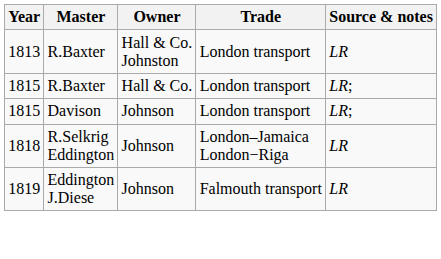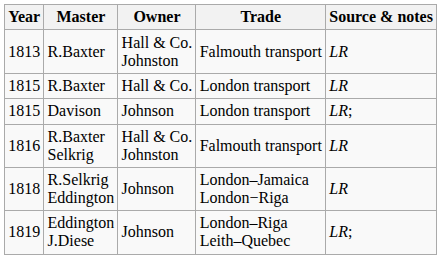(255, 51) London transport -> (261, 51) Falmouth transport
(341, 85) LR; -> (339, 85) LR
+ row: (24, 145)
(261, 189) Falmouth transport -> (245, 232) London–Riga Leith–Quebec
(339, 189) LR -> (341, 232) LR;
